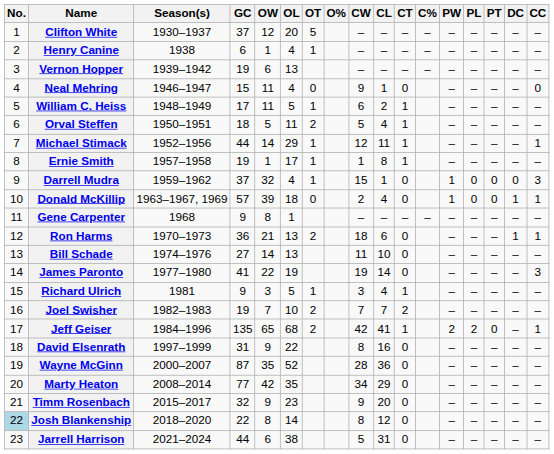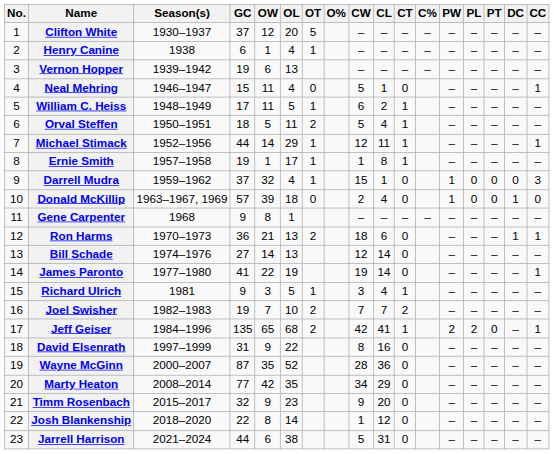(361, 87) 9 -> (361, 87) 5
(538, 87) 0 -> (538, 87) 1
(538, 198) 1 -> (538, 198) 0
(361, 254) 11 -> (361, 254) 12
(384, 254) 10 -> (384, 254) 14
(538, 273) 3 -> (538, 273) 1
(16, 421) lightblue background -> (16, 421) no background
(361, 421) 8 -> (361, 421) 1
